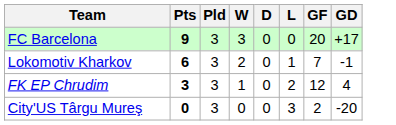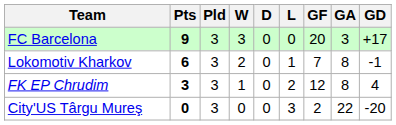+ column: (345, 16)
